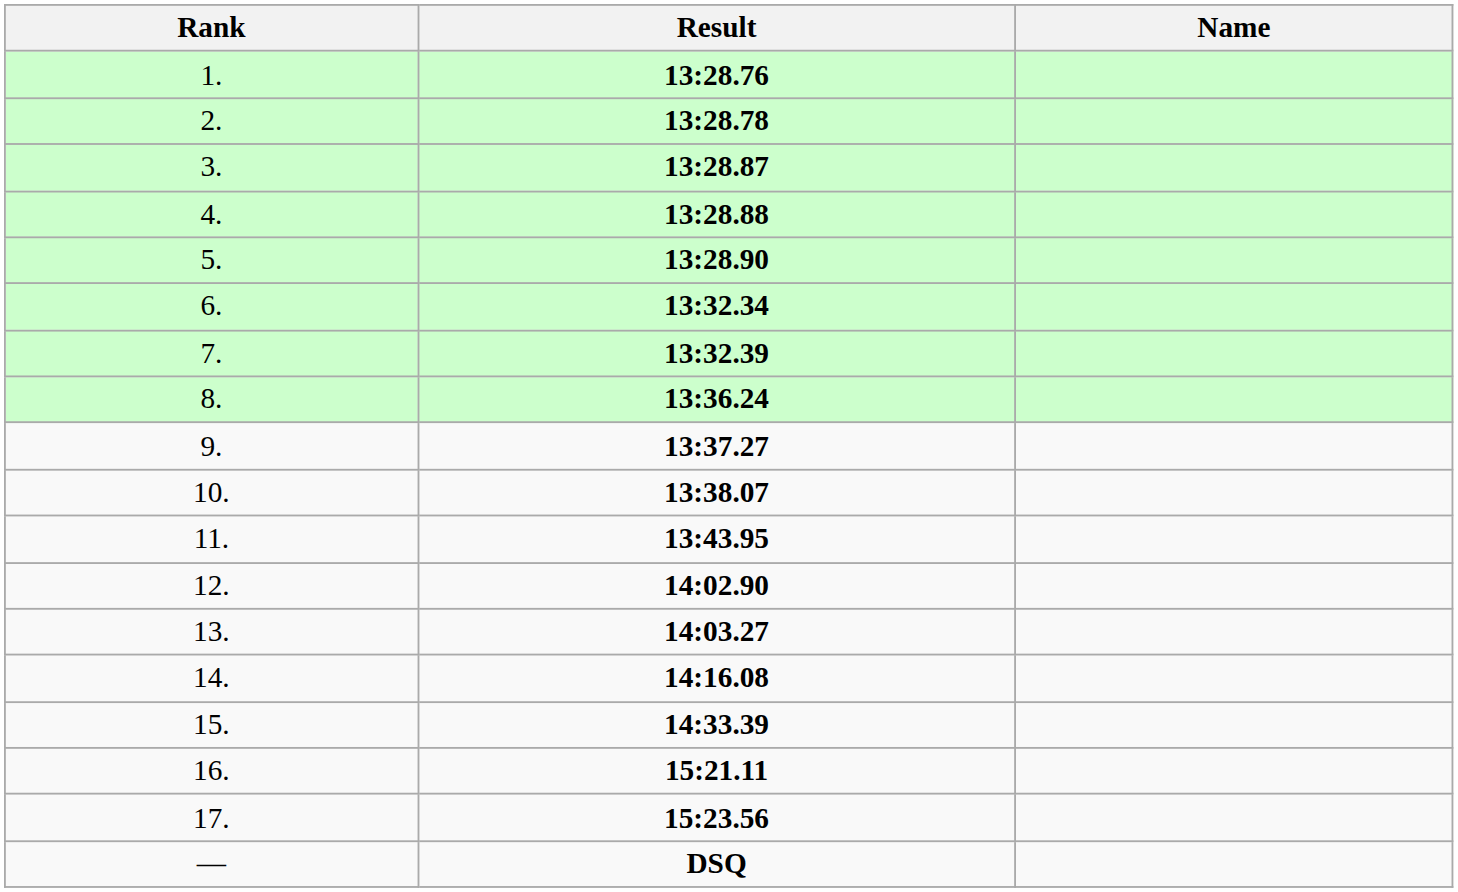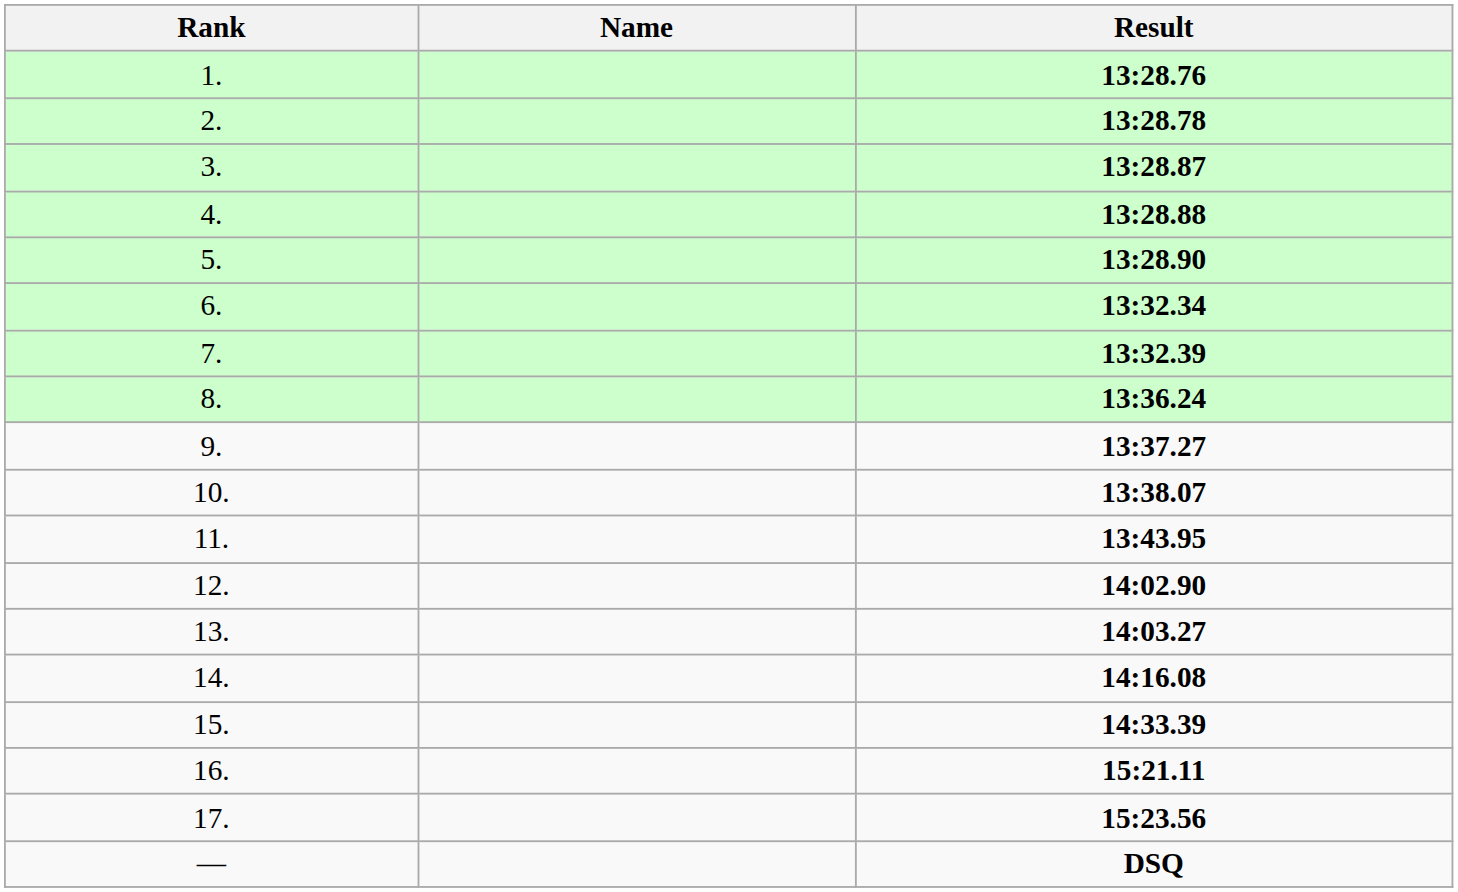columns swapped: (1234, 27) <-> (717, 27)
